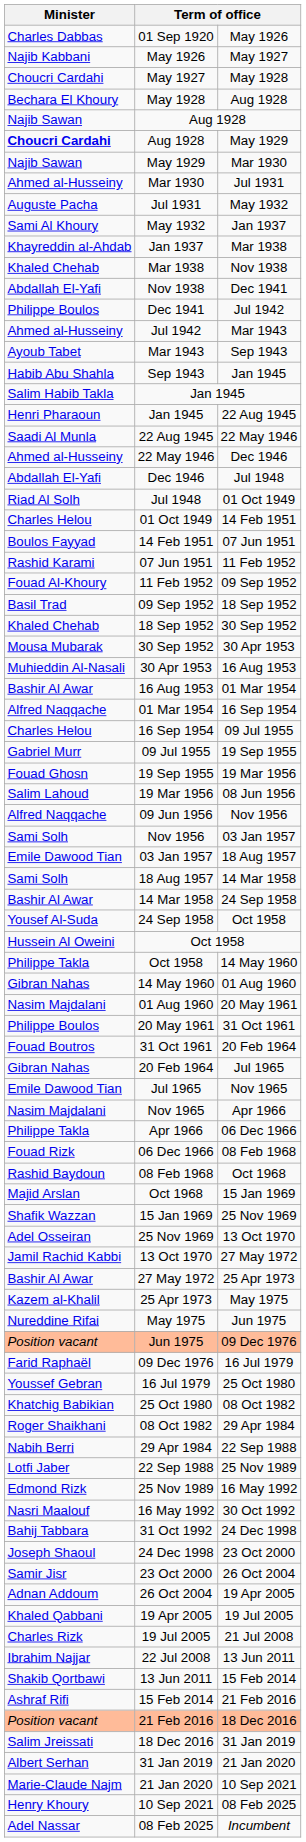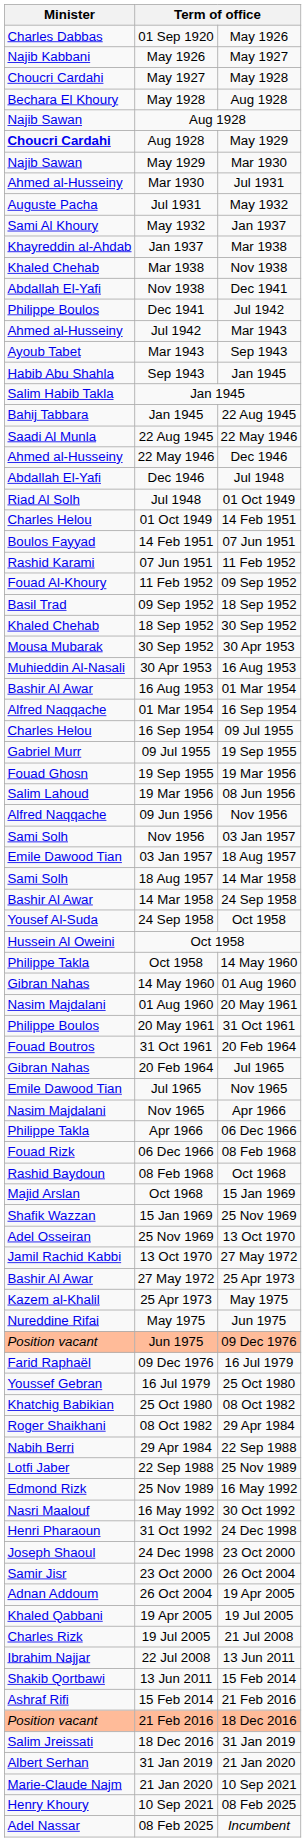(54, 415) Henri Pharaoun -> (48, 415) Bahij Tabbara
(48, 1531) Bahij Tabbara -> (54, 1531) Henri Pharaoun
